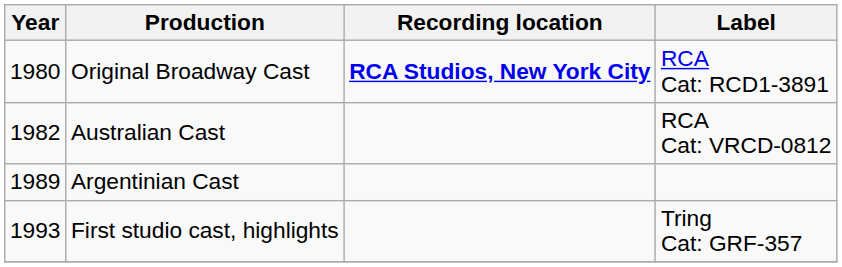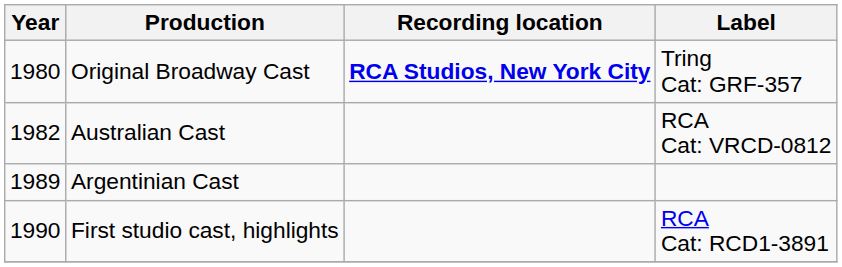(745, 71) RCA Cat: RCD1-3891 -> (732, 71) Tring Cat: GRF-357
(35, 230) 1993 -> (35, 230) 1990
(732, 230) Tring Cat: GRF-357 -> (745, 230) RCA Cat: RCD1-3891
